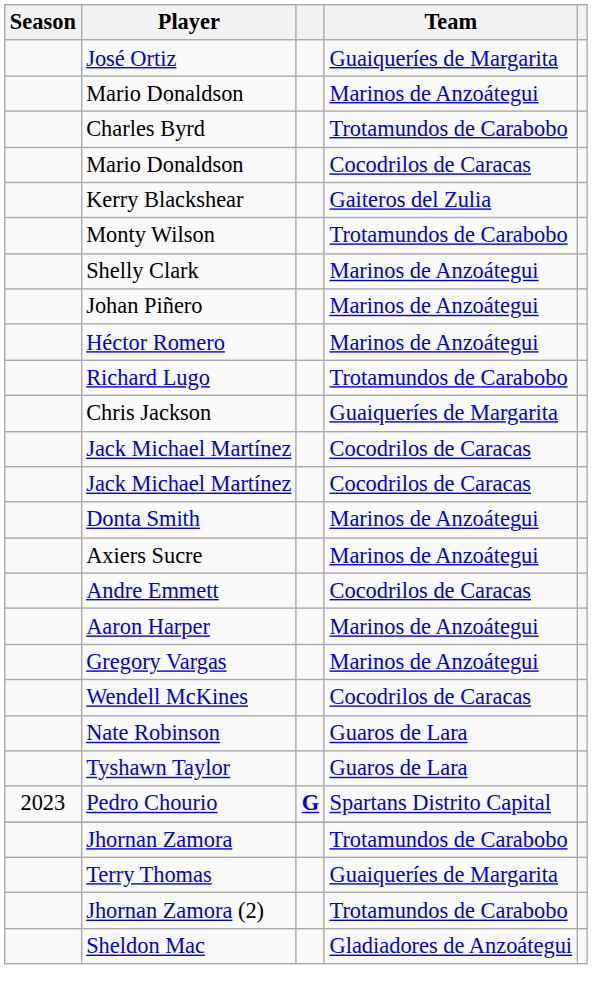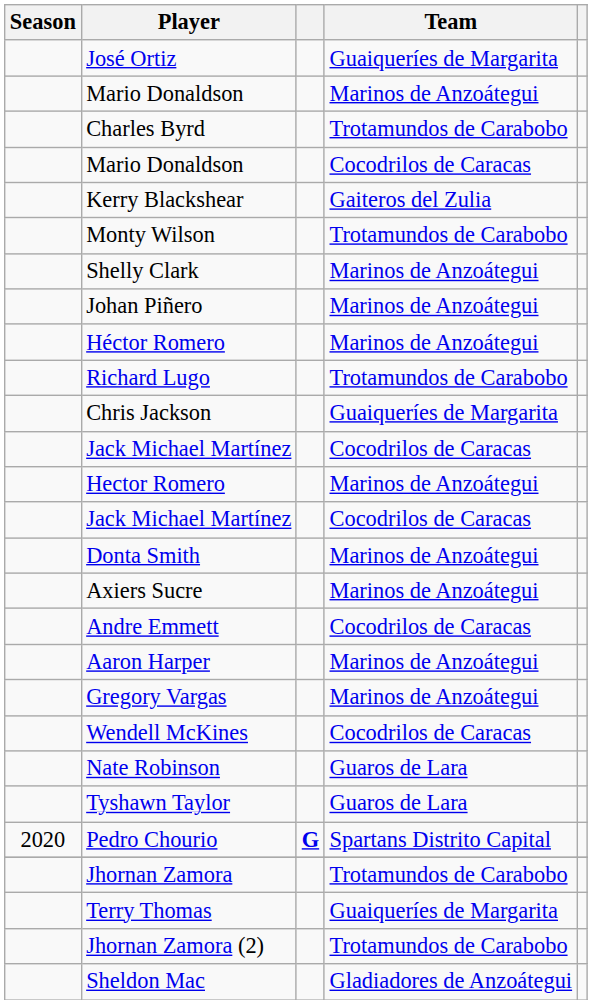+ row: (156, 484)
(43, 803) 2023 -> (43, 839) 2020
